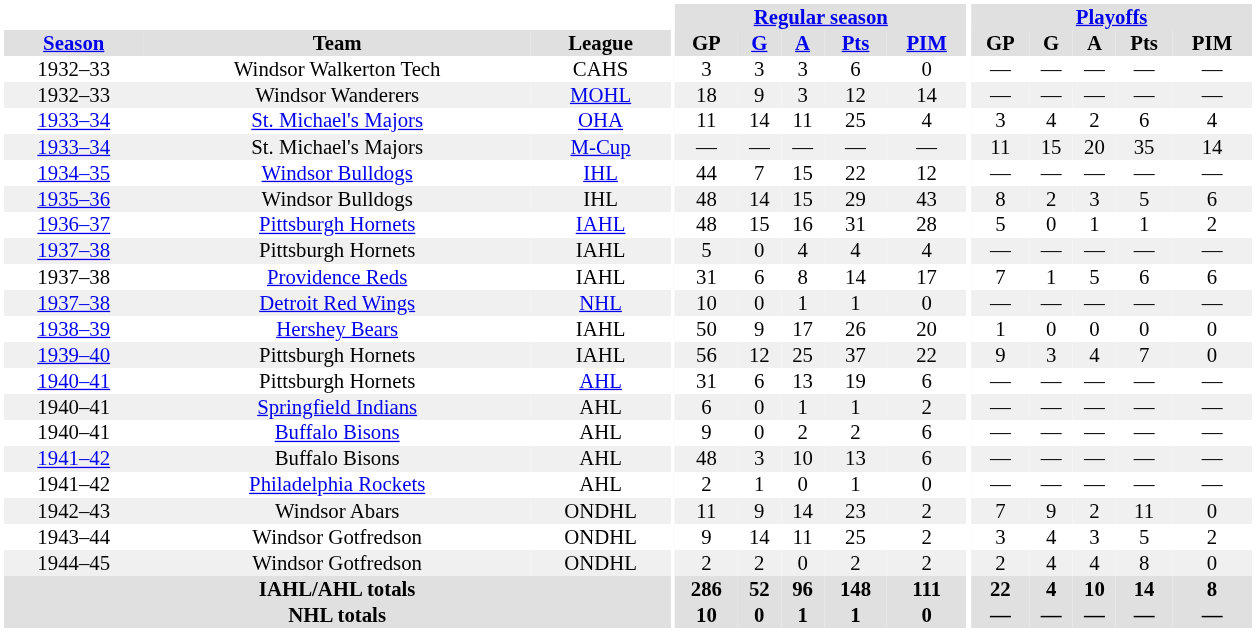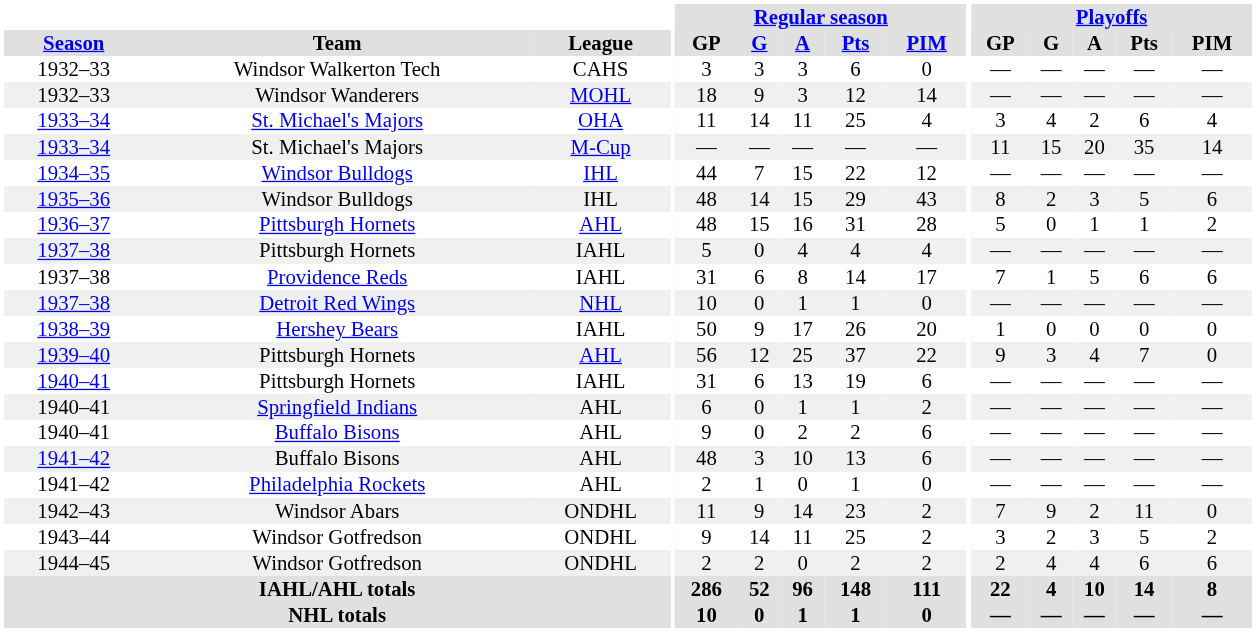(601, 224) IAHL -> (601, 224) AHL
(601, 354) IAHL -> (601, 354) AHL
(601, 380) AHL -> (601, 380) IAHL
(1051, 536) 4 -> (1051, 536) 2
(1144, 562) 8 -> (1144, 562) 6
(1212, 562) 0 -> (1212, 562) 6
